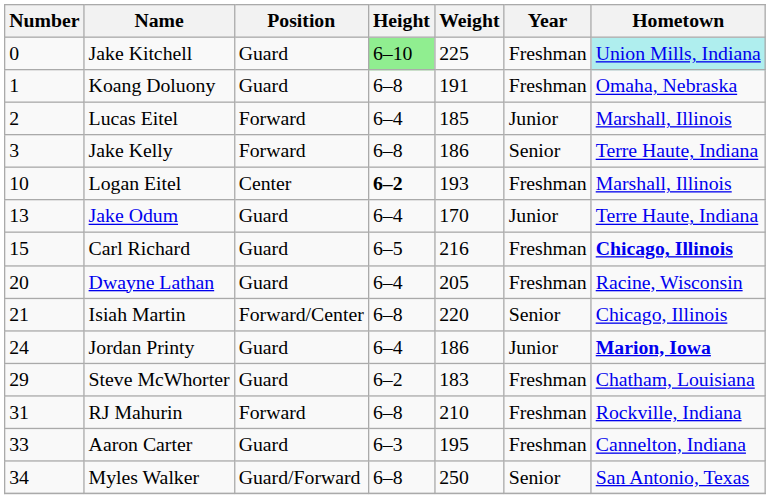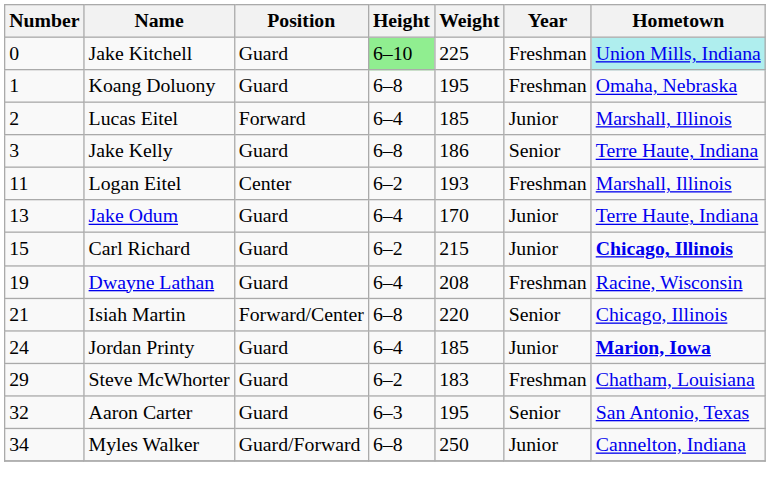(454, 86) 191 -> (454, 86) 195
(272, 151) Forward -> (263, 151) Guard
(19, 183) 10 -> (19, 183) 11
(388, 183) bold -> (388, 183) normal
(388, 249) 6–5 -> (388, 249) 6–2
(454, 249) 216 -> (454, 249) 215
(548, 249) Freshman -> (533, 249) Junior
(19, 281) 20 -> (19, 281) 19
(454, 281) 205 -> (454, 281) 208
(454, 346) 186 -> (454, 346) 185
- row: (136, 411)
(19, 444) 33 -> (19, 411) 32
(548, 444) Freshman -> (534, 411) Senior
(671, 444) Cannelton, Indiana -> (672, 411) San Antonio, Texas
(534, 477) Senior -> (533, 444) Junior
(672, 477) San Antonio, Texas -> (671, 444) Cannelton, Indiana
